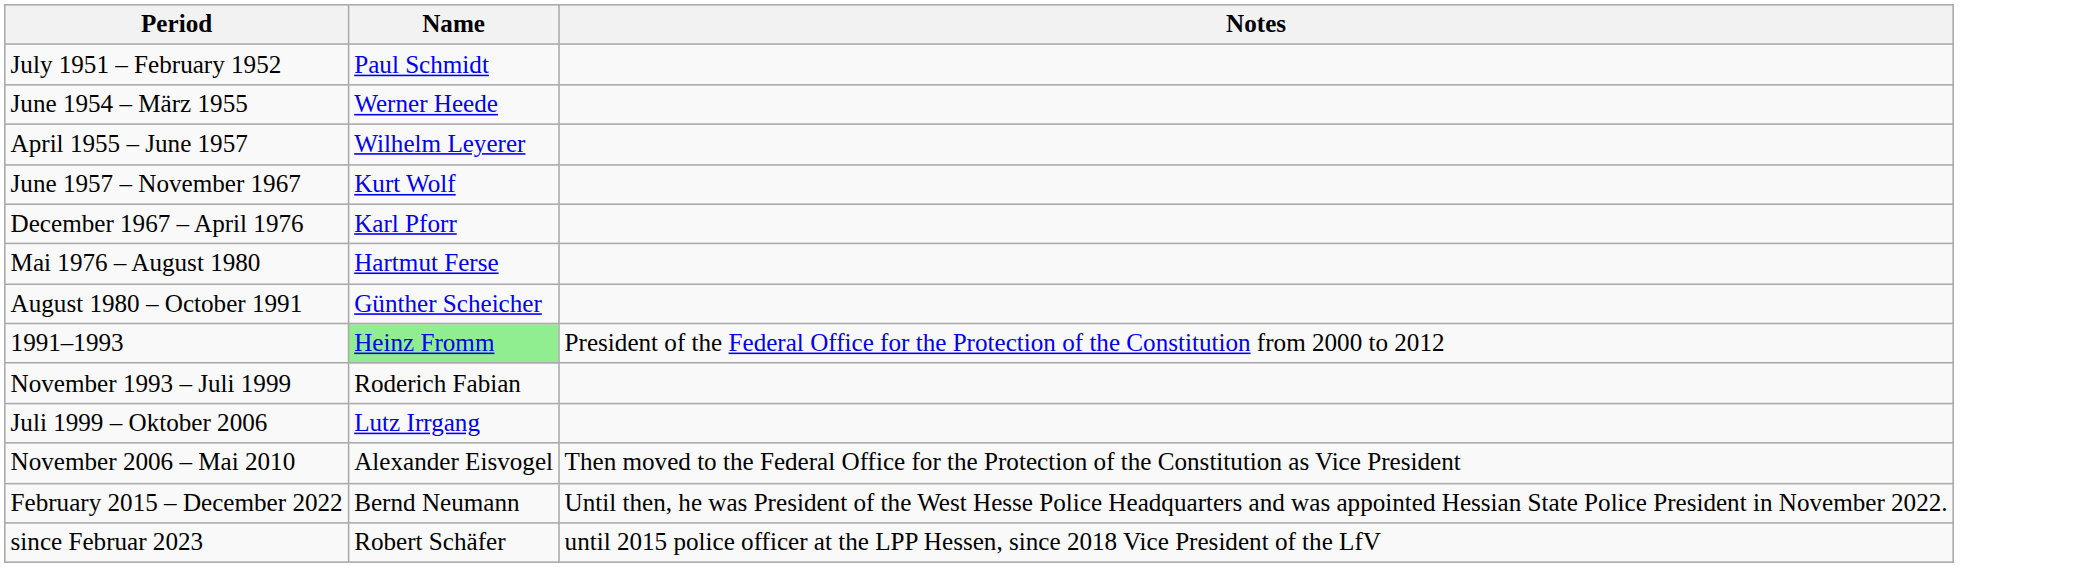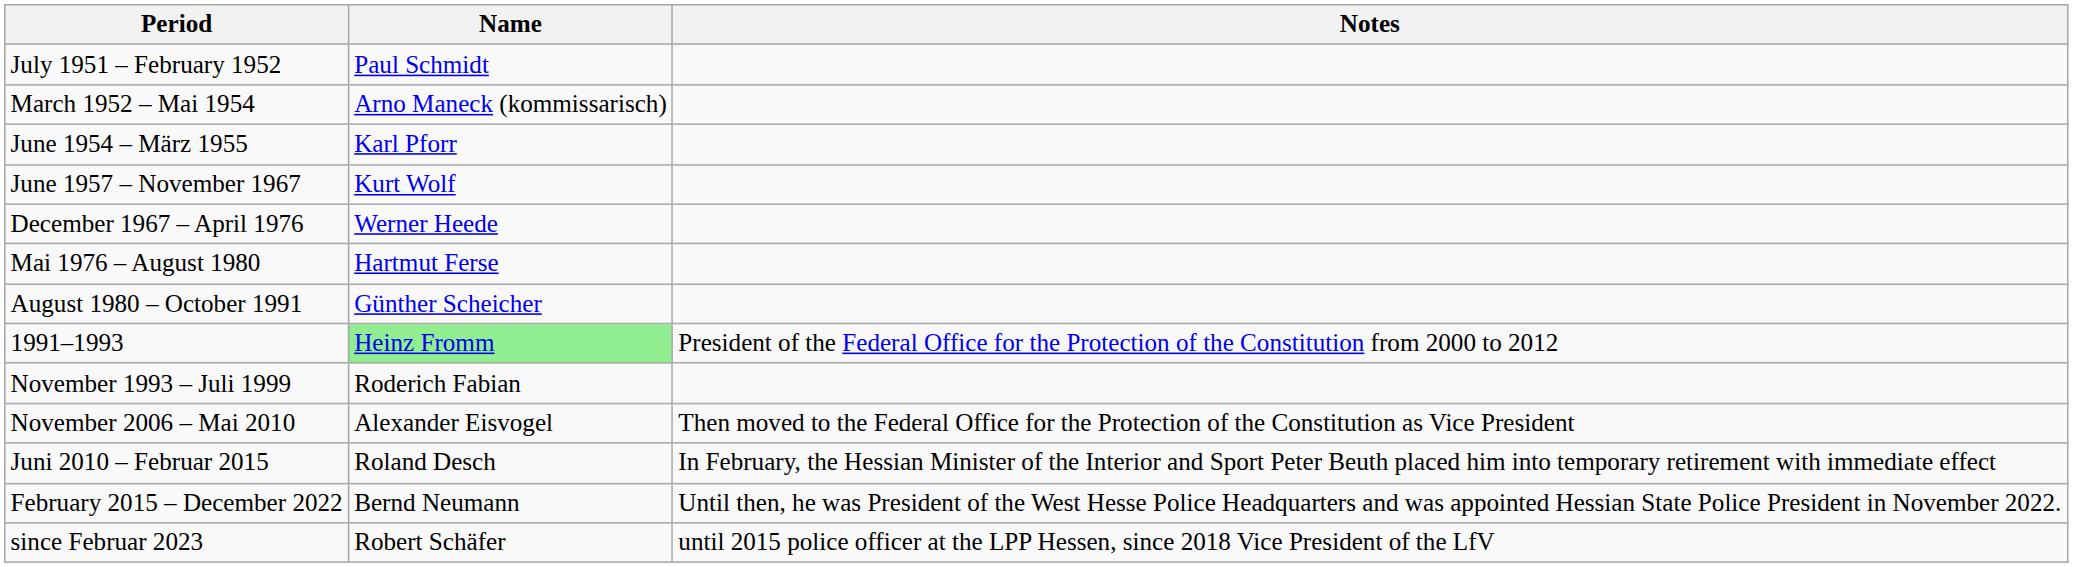+ row: (133, 104)
(426, 104) Werner Heede -> (405, 143) Karl Pforr
- row: (129, 143)
(405, 223) Karl Pforr -> (426, 223) Werner Heede
- row: (139, 422)
+ row: (140, 462)
